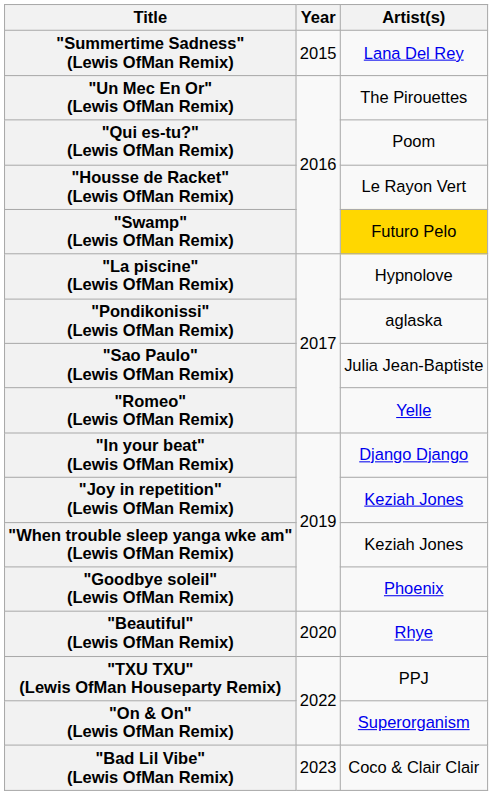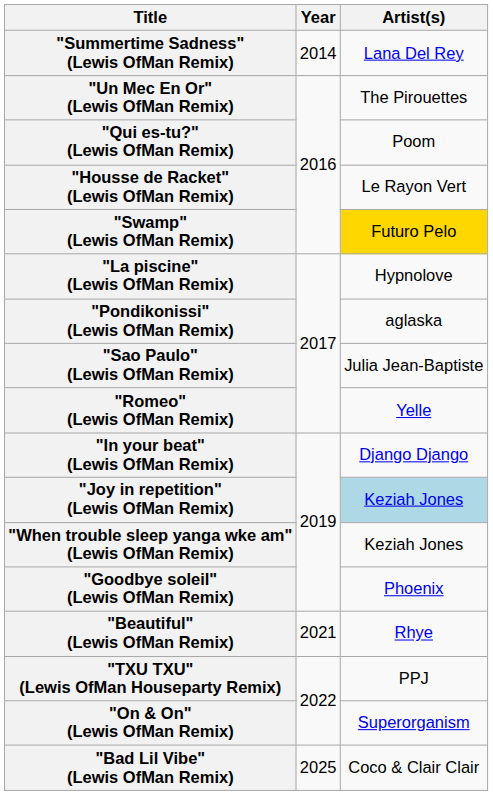(318, 52) 2015 -> (318, 52) 2014
(414, 499) no background -> (414, 499) lightblue background
(318, 633) 2020 -> (318, 633) 2021
(318, 767) 2023 -> (318, 767) 2025
